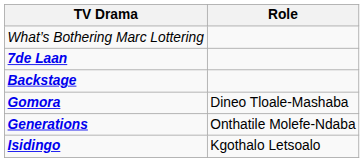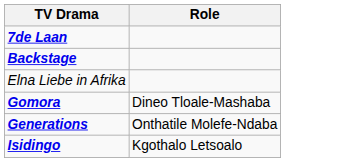- row: (106, 37)
+ row: (67, 80)
